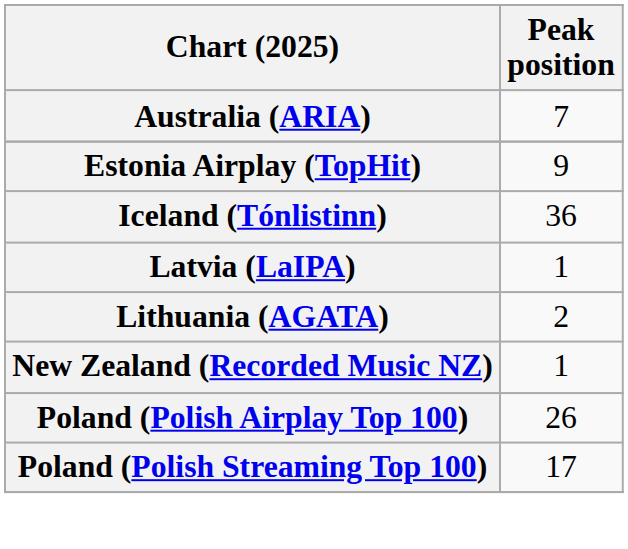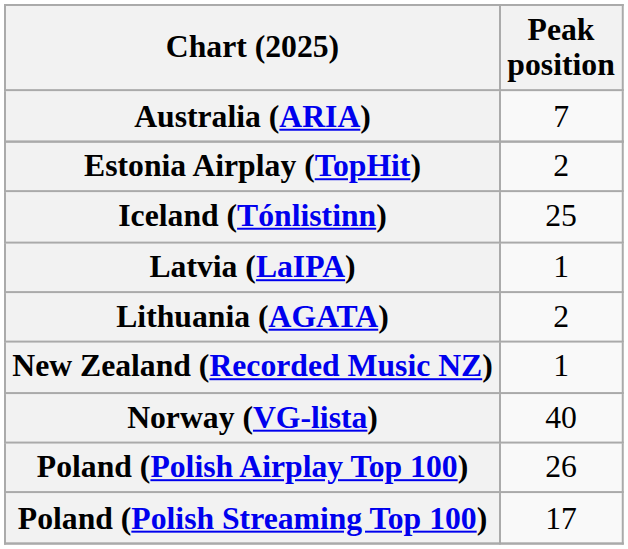(561, 165) 9 -> (561, 165) 2
(561, 215) 36 -> (561, 215) 25
+ row: (253, 416)
